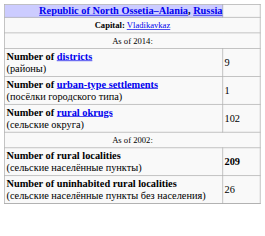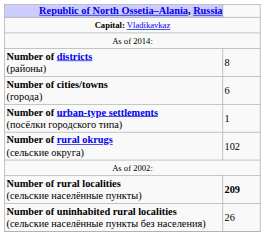(227, 62) 9 -> (227, 62) 8
+ row: (57, 90)
